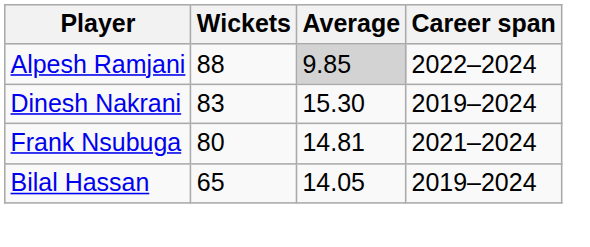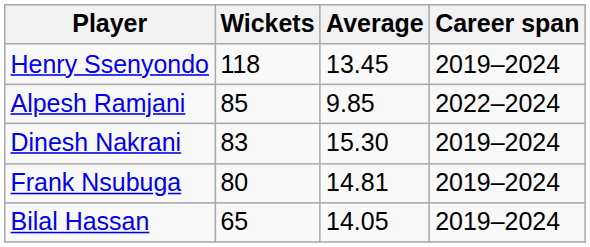+ row: (110, 63)
(211, 63) 88 -> (234, 103) 85
(327, 63) lightgrey background -> (350, 103) no background
(474, 143) 2021–2024 -> (498, 182) 2019–2024
